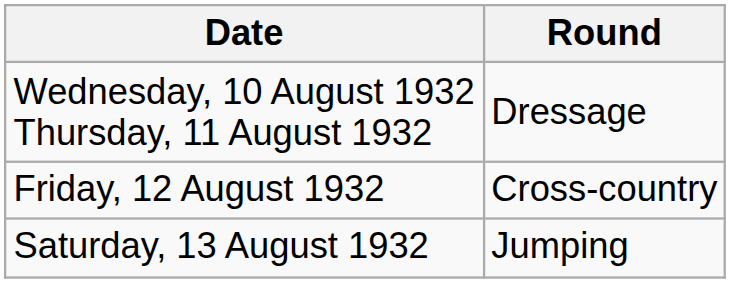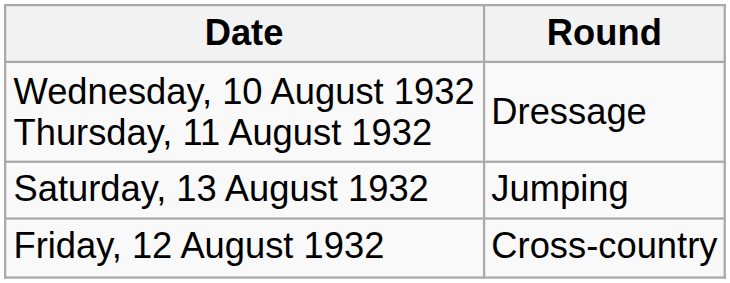rows swapped: (199, 189) <-> (221, 246)
